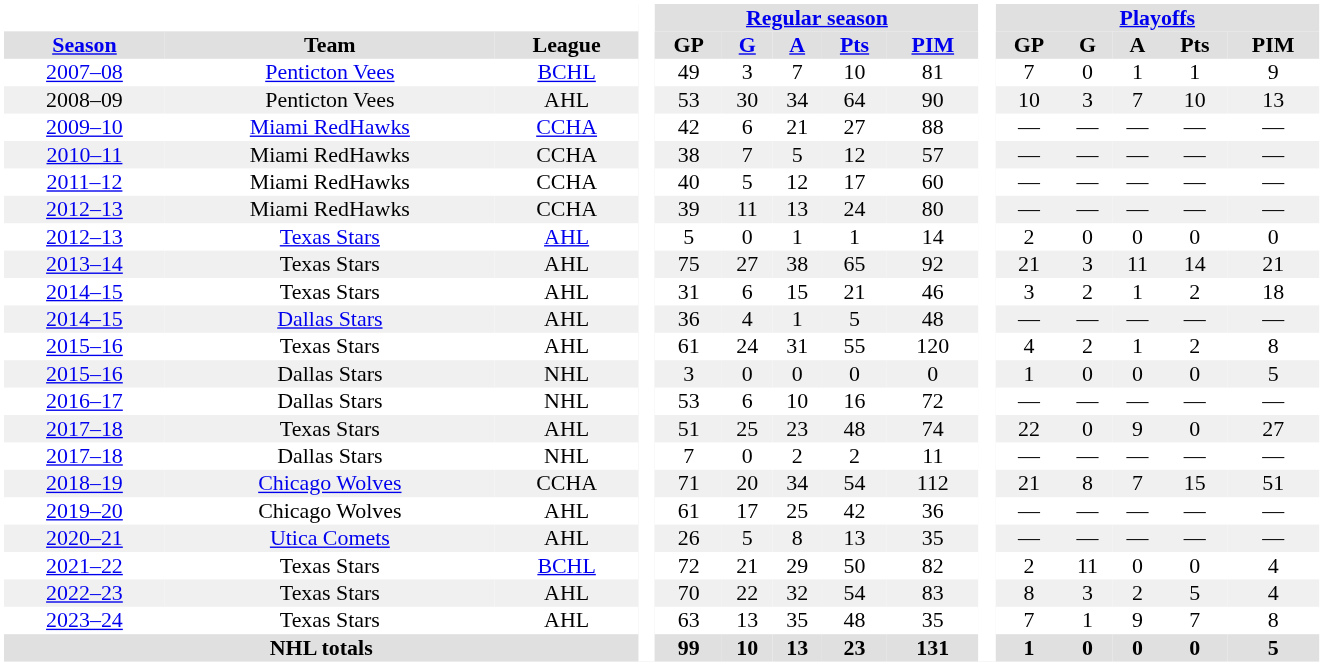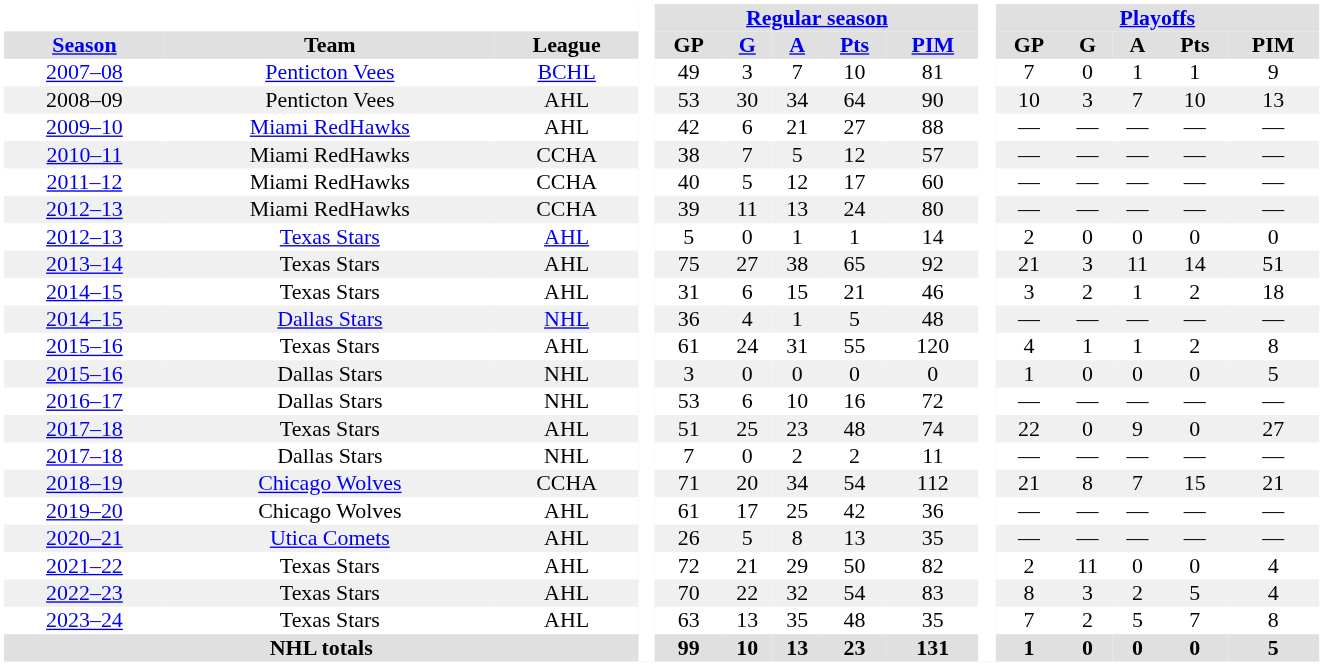(567, 127) CCHA -> (567, 127) AHL
(1273, 264) 21 -> (1273, 264) 51
(567, 318) AHL -> (567, 318) NHL
(1088, 346) 2 -> (1088, 346) 1
(1273, 483) 51 -> (1273, 483) 21
(567, 565) BCHL -> (567, 565) AHL
(1088, 620) 1 -> (1088, 620) 2
(1137, 620) 9 -> (1137, 620) 5
